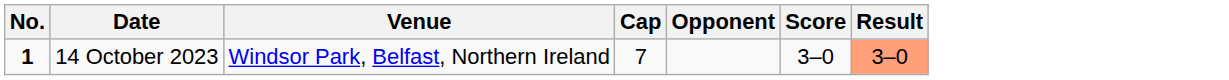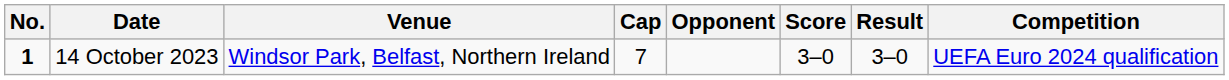+ column: (1076, 21)
(890, 56) lightsalmon background -> (890, 56) no background
